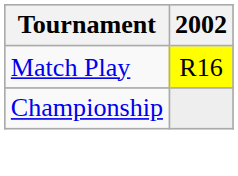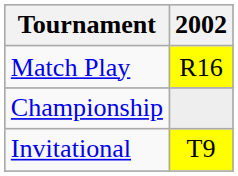+ row: (71, 149)
